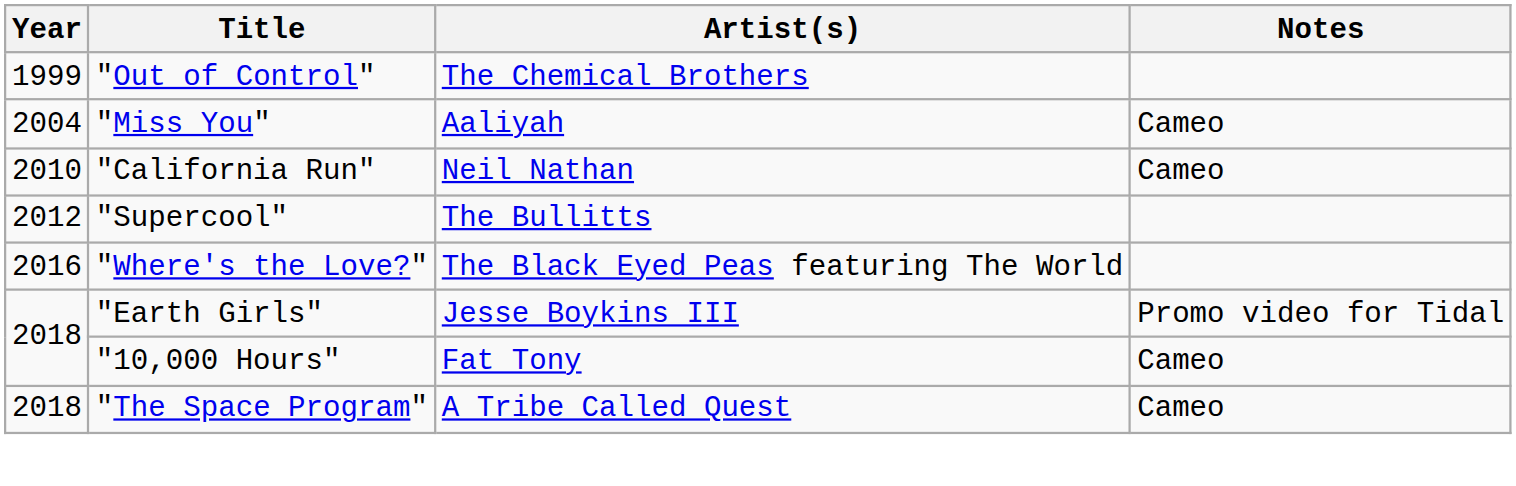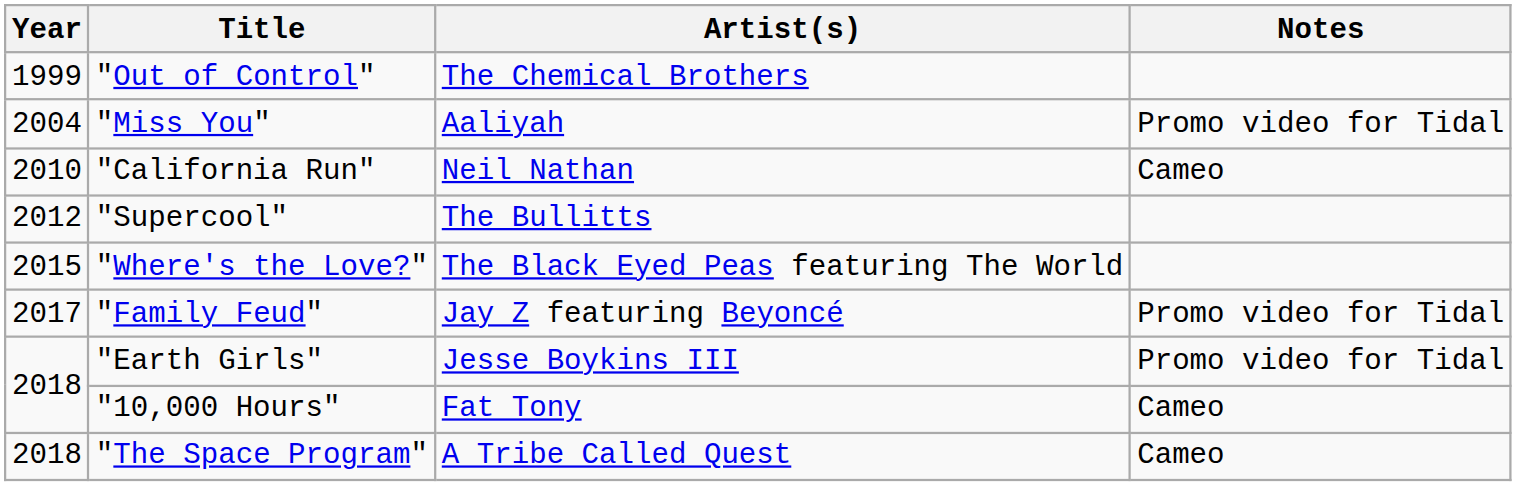(1181, 124) Cameo -> (1321, 124) Promo video for Tidal
(47, 266) 2016 -> (47, 266) 2015
+ row: (209, 314)
